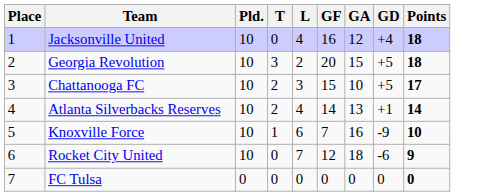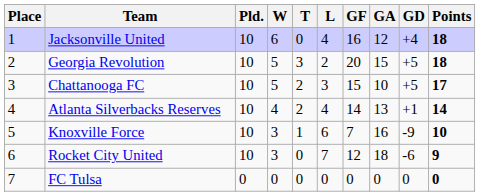+ column: (280, 16)
